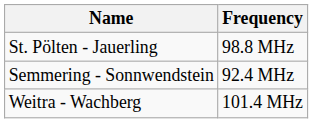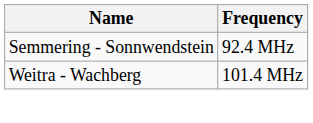- row: (83, 46)
